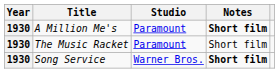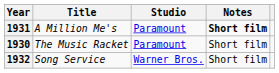(18, 28) 1930 -> (18, 28) 1931
(18, 60) 1930 -> (18, 60) 1932
(238, 60) bold -> (238, 60) normal
